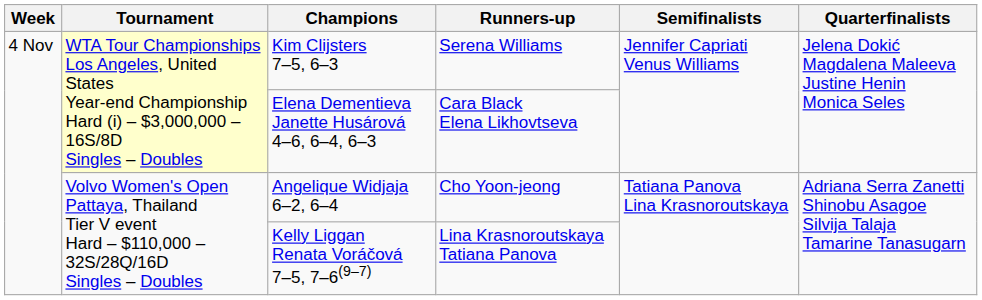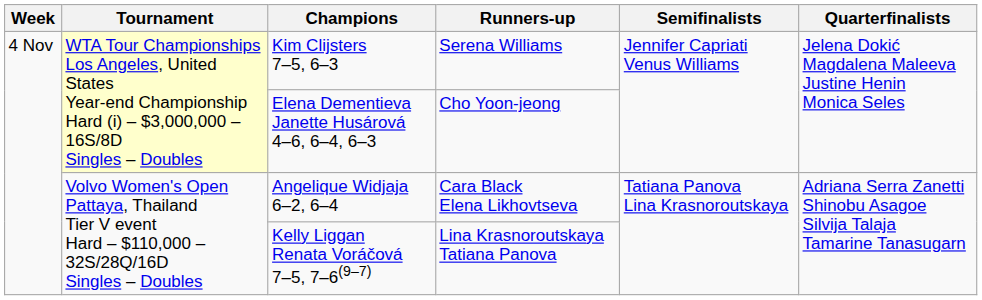(508, 113) Cara Black Elena Likhovtseva -> (500, 104) Cho Yoon-jeong
(500, 186) Cho Yoon-jeong -> (508, 196) Cara Black Elena Likhovtseva
